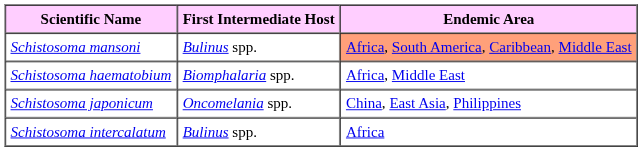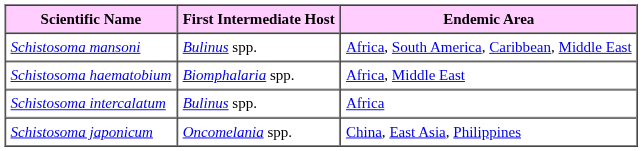(489, 47) lightsalmon background -> (489, 47) no background
rows swapped: (82, 103) <-> (88, 131)
